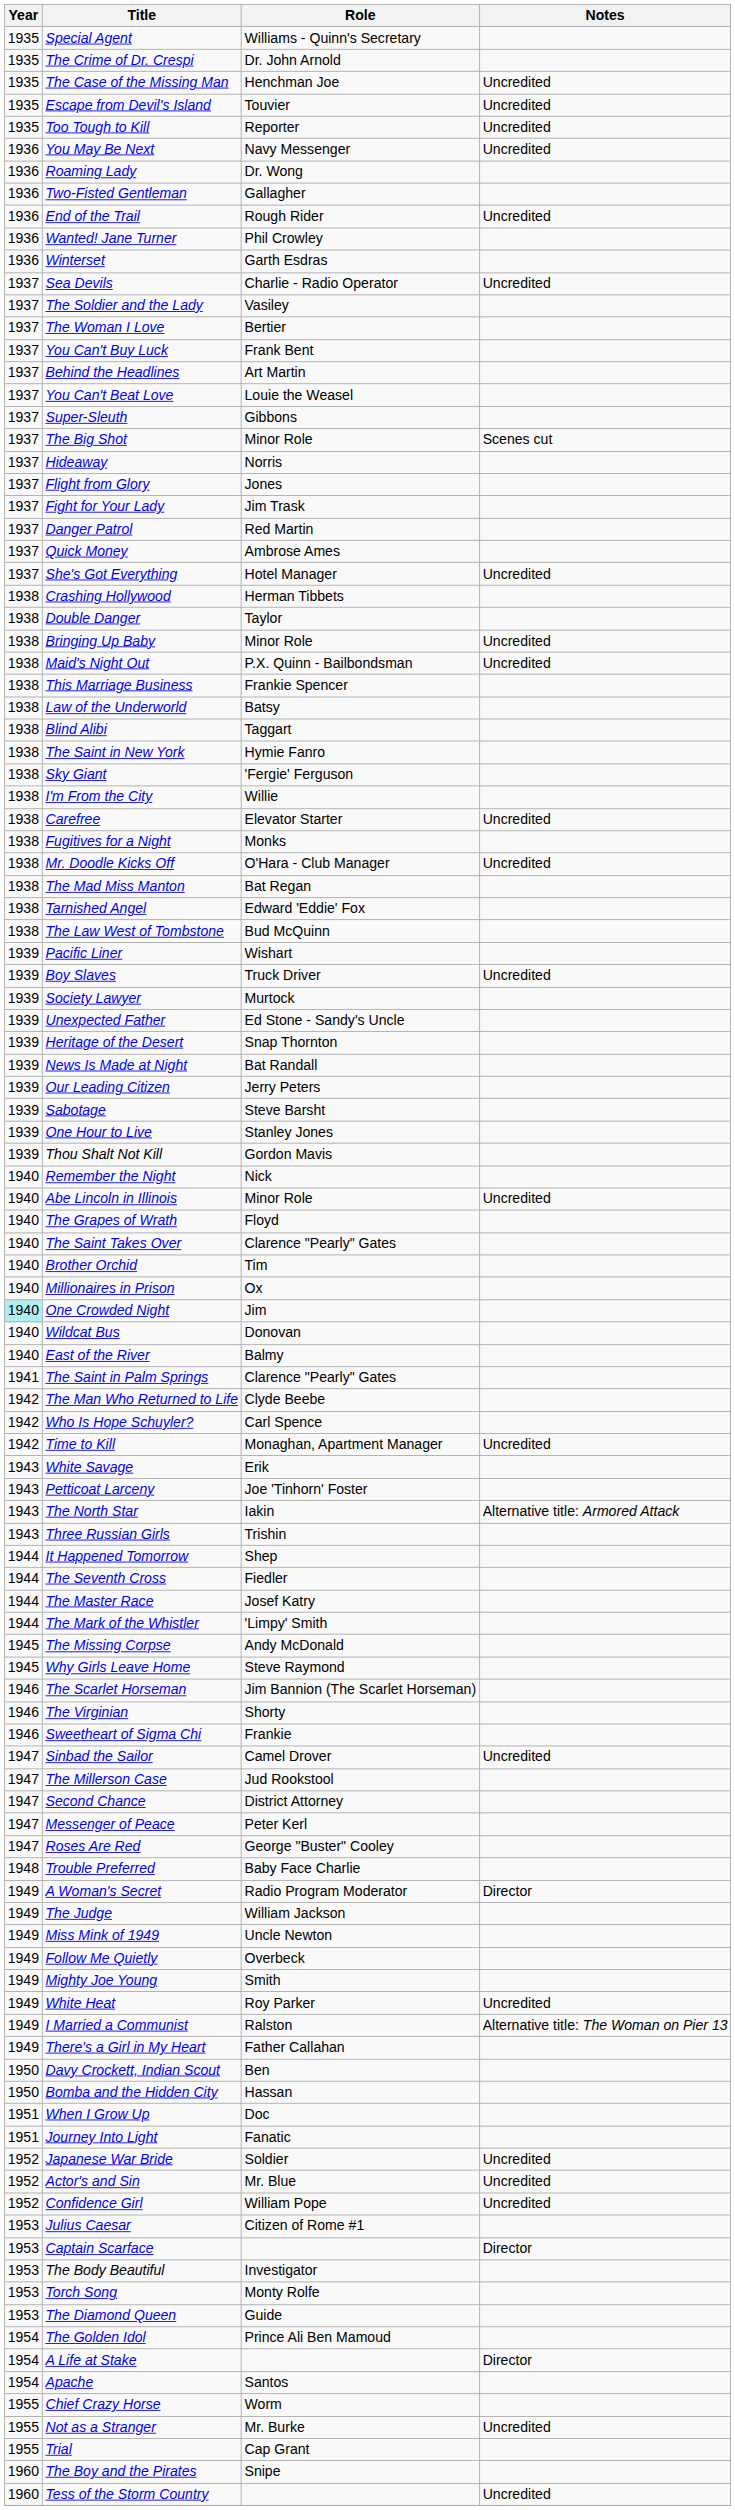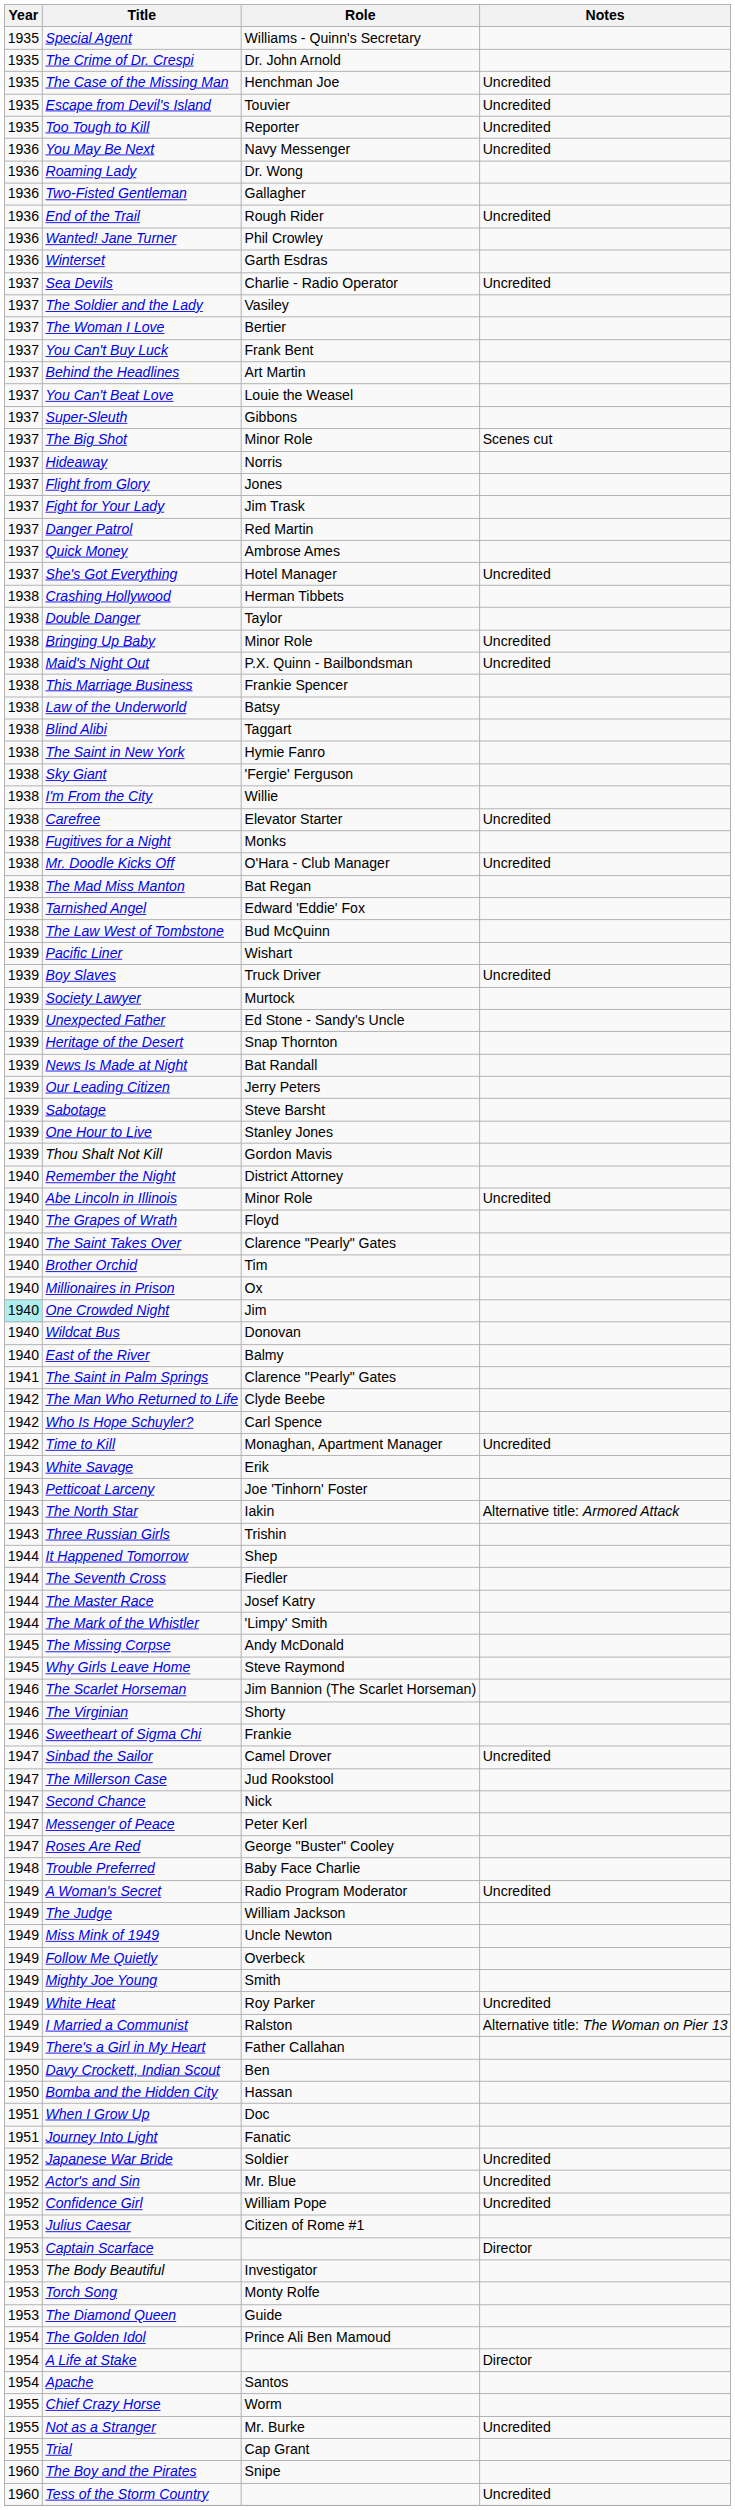(258, 1176) Nick -> (294, 1176) District Attorney
(294, 1802) District Attorney -> (258, 1802) Nick
(507, 1891) Director -> (517, 1891) Uncredited
